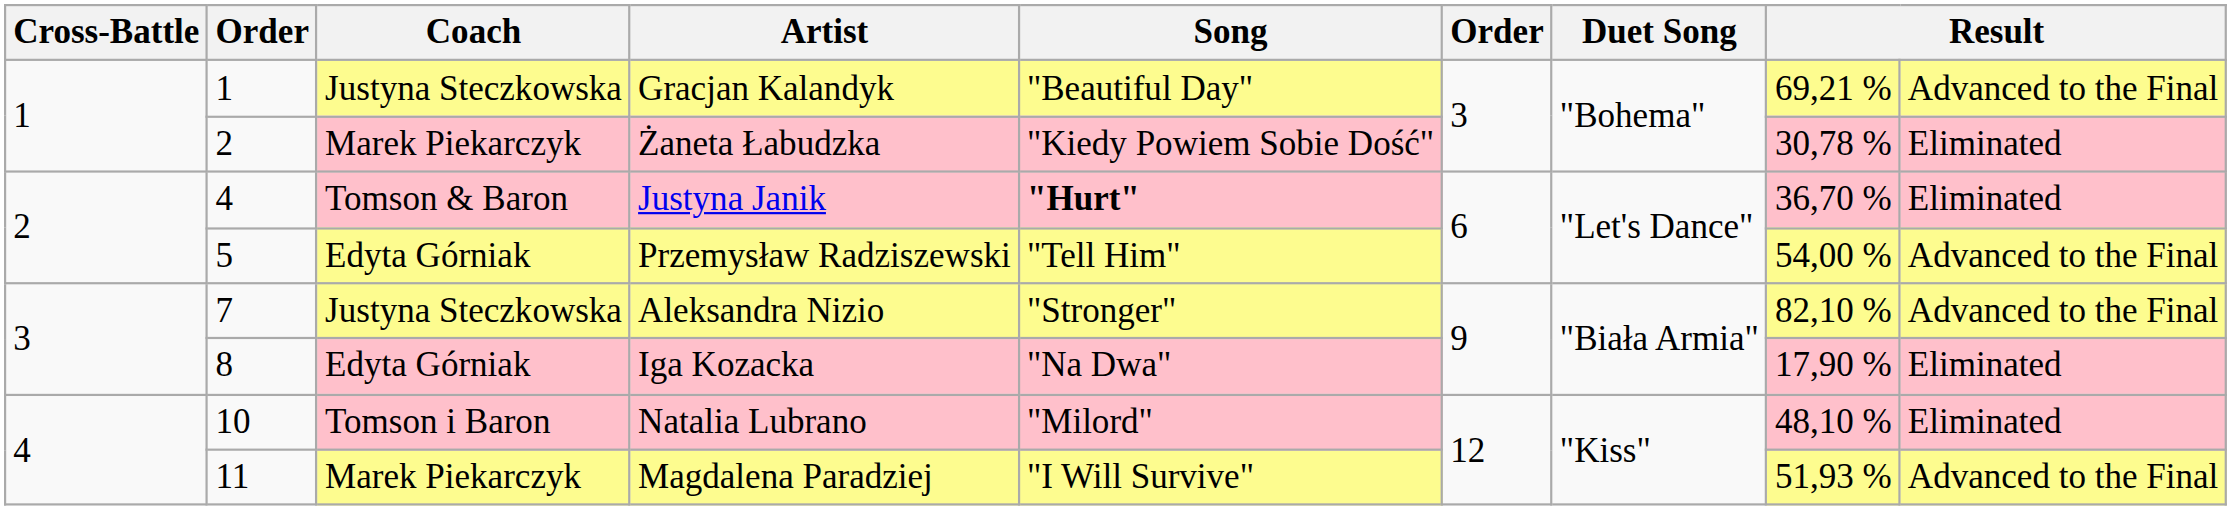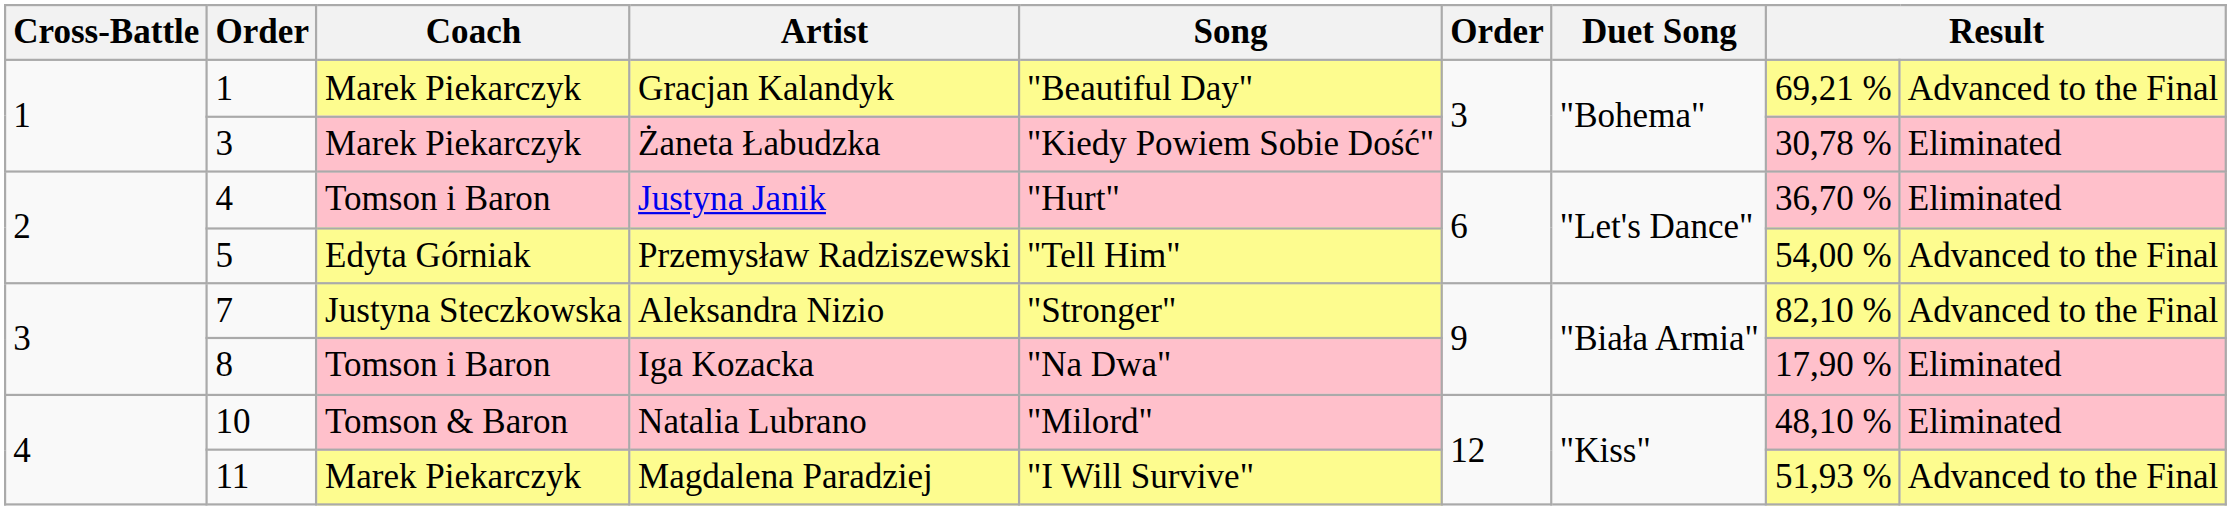(474, 87) Justyna Steczkowska -> (453, 87) Marek Piekarczyk
(224, 143) 2 -> (224, 143) 3
(447, 198) Tomson & Baron -> (438, 198) Tomson i Baron
(1083, 198) bold -> (1073, 198) normal
(428, 365) Edyta Górniak -> (438, 365) Tomson i Baron
(438, 421) Tomson i Baron -> (447, 421) Tomson & Baron
